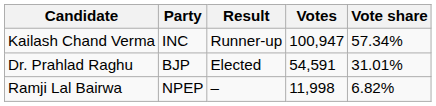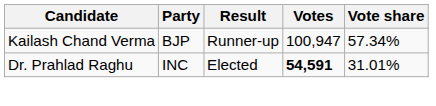(175, 40) INC -> (176, 40) BJP
(176, 64) BJP -> (175, 64) INC
(312, 64) normal -> (309, 64) bold
- row: (65, 88)
